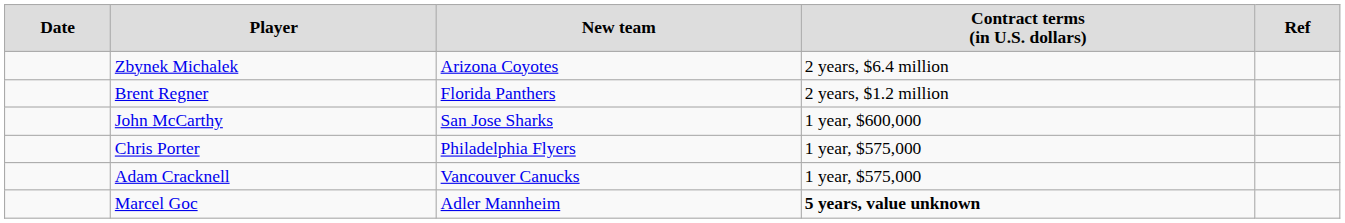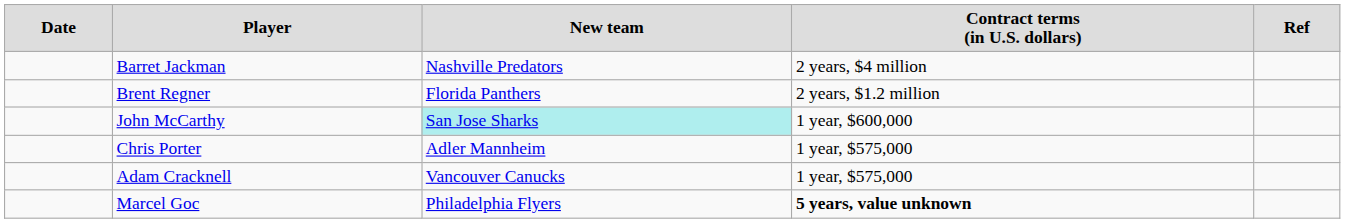- row: (177, 65)
+ row: (171, 65)
(497, 120) no background -> (482, 120) paleturquoise background
(508, 148) Philadelphia Flyers -> (486, 148) Adler Mannheim
(500, 203) Adler Mannheim -> (493, 203) Philadelphia Flyers
